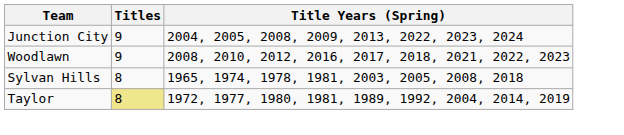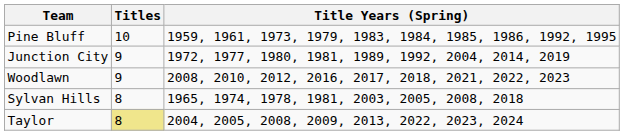+ row: (46, 36)
(345, 36) 2004, 2005, 2008, 2009, 2013, 2022, 2023, 2024 -> (369, 57) 1972, 1977, 1980, 1981, 1989, 1992, 2004, 2014, 2019
(369, 99) 1972, 1977, 1980, 1981, 1989, 1992, 2004, 2014, 2019 -> (345, 120) 2004, 2005, 2008, 2009, 2013, 2022, 2023, 2024
